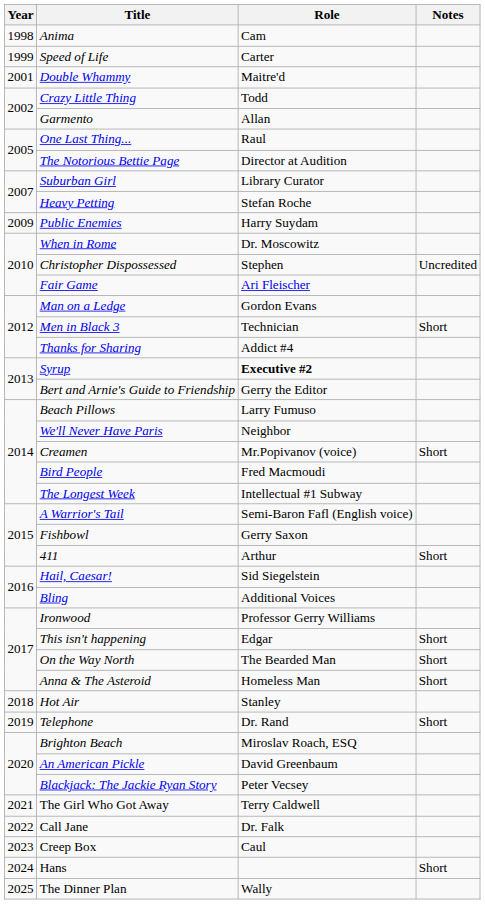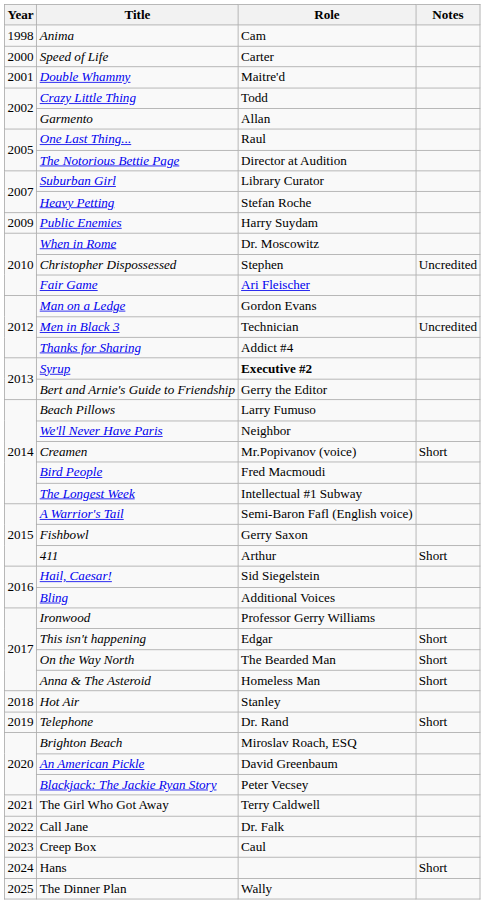(21, 56) 1999 -> (21, 56) 2000
(433, 327) Short -> (448, 327) Uncredited
